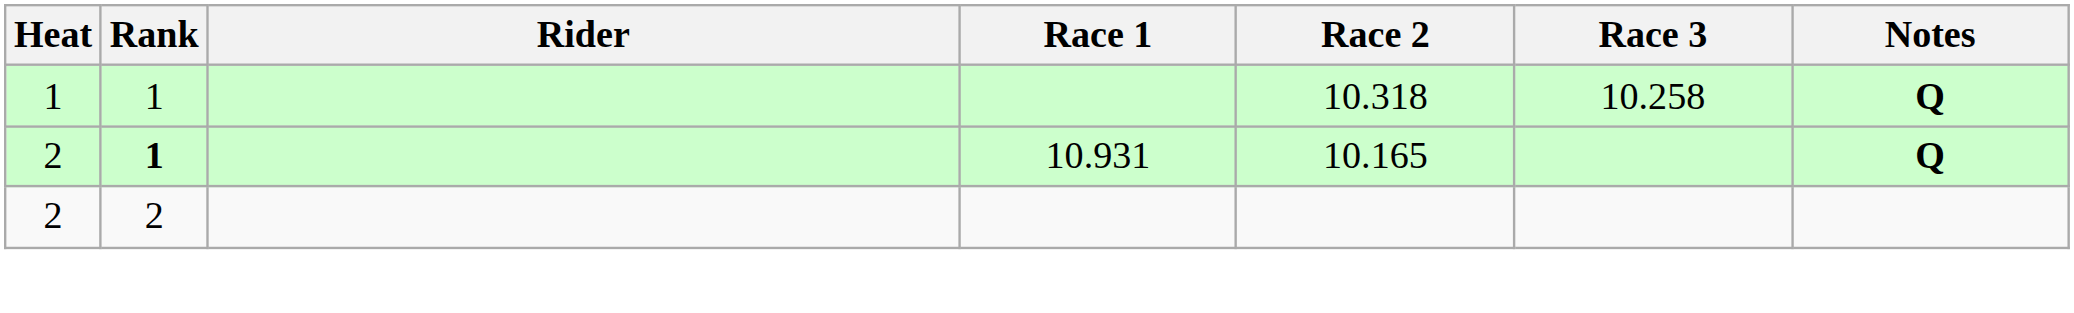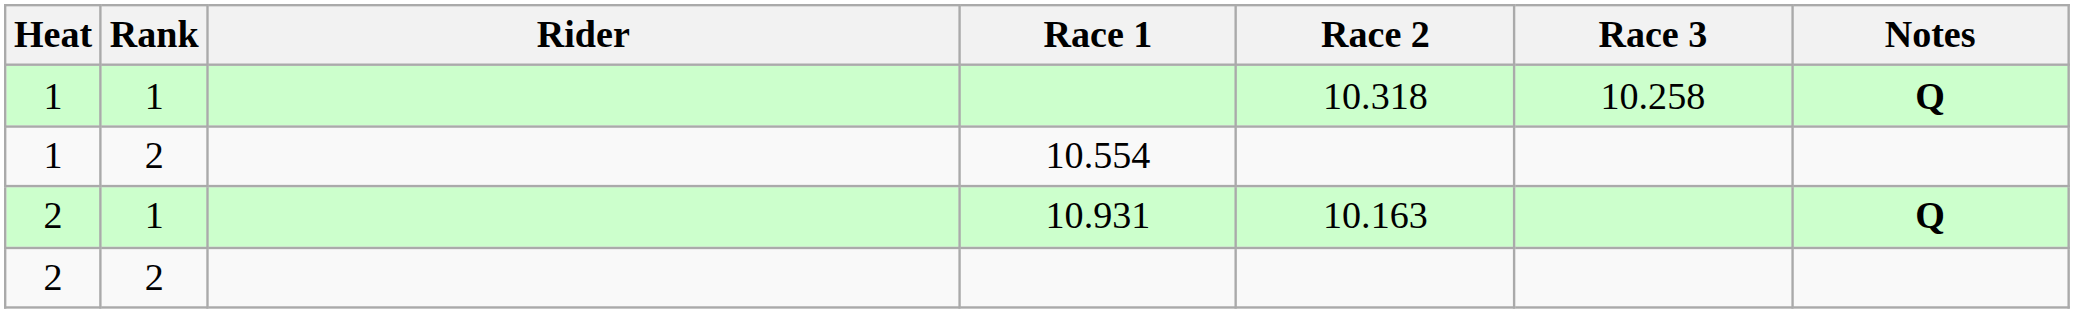+ row: (53, 155)
(154, 155) bold -> (154, 215) normal
(1375, 155) 10.165 -> (1375, 215) 10.163
